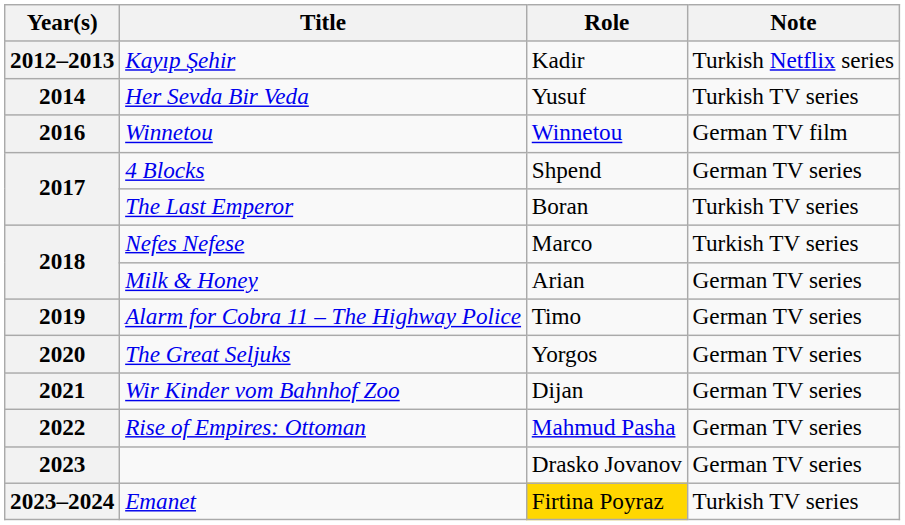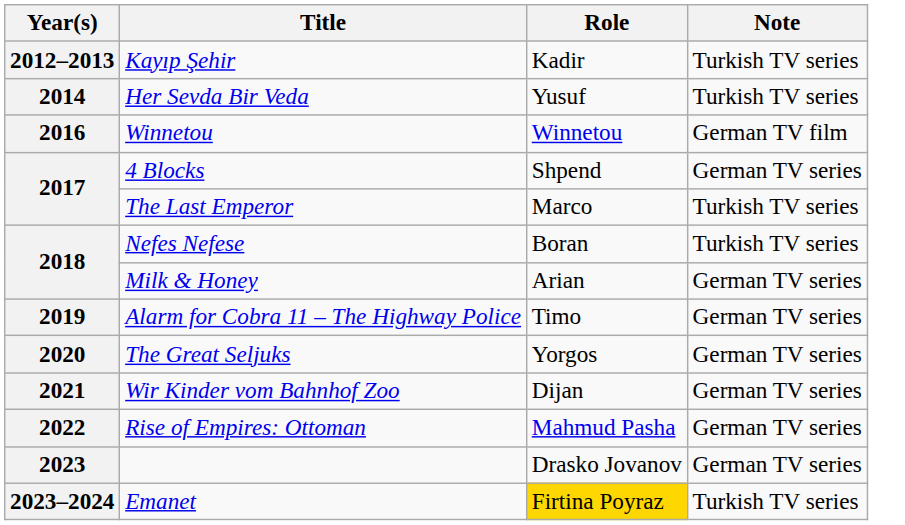(793, 59) Turkish Netflix series -> (776, 59) Turkish TV series
(560, 206) Boran -> (562, 206) Marco
(562, 243) Marco -> (560, 243) Boran
